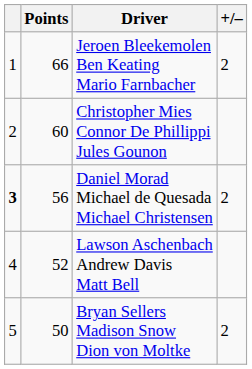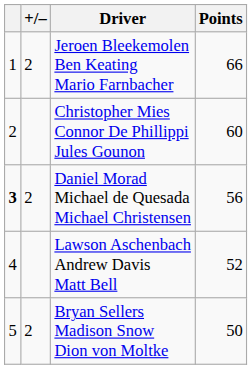columns swapped: (232, 18) <-> (46, 18)
